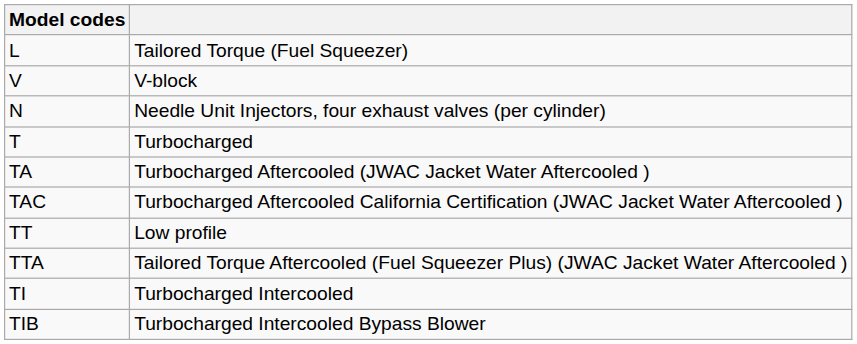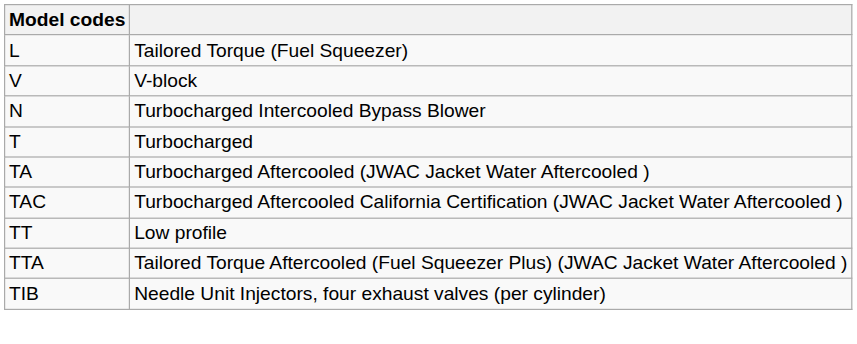(370, 111) Needle Unit Injectors, four exhaust valves (per cylinder) -> (310, 111) Turbocharged Intercooled Bypass Blower
- row: (18, 293)
(310, 324) Turbocharged Intercooled Bypass Blower -> (370, 293) Needle Unit Injectors, four exhaust valves (per cylinder)
